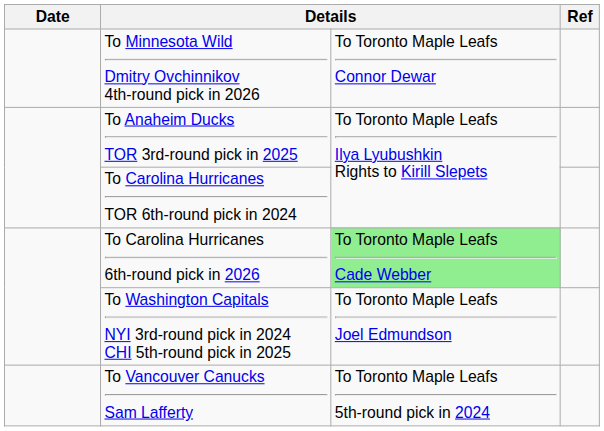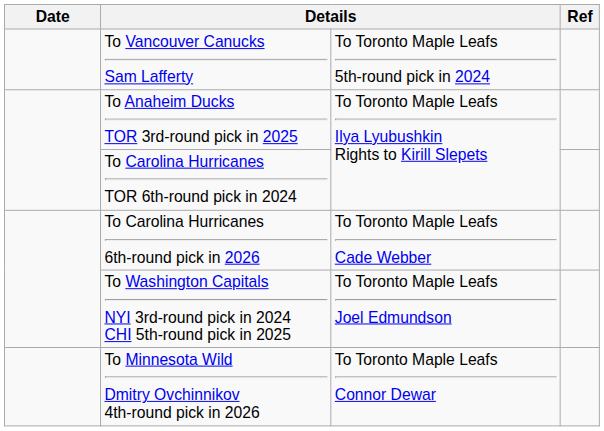rows swapped: (216, 395) <-> (216, 68)
(446, 257) lightgreen background -> (446, 239) no background
